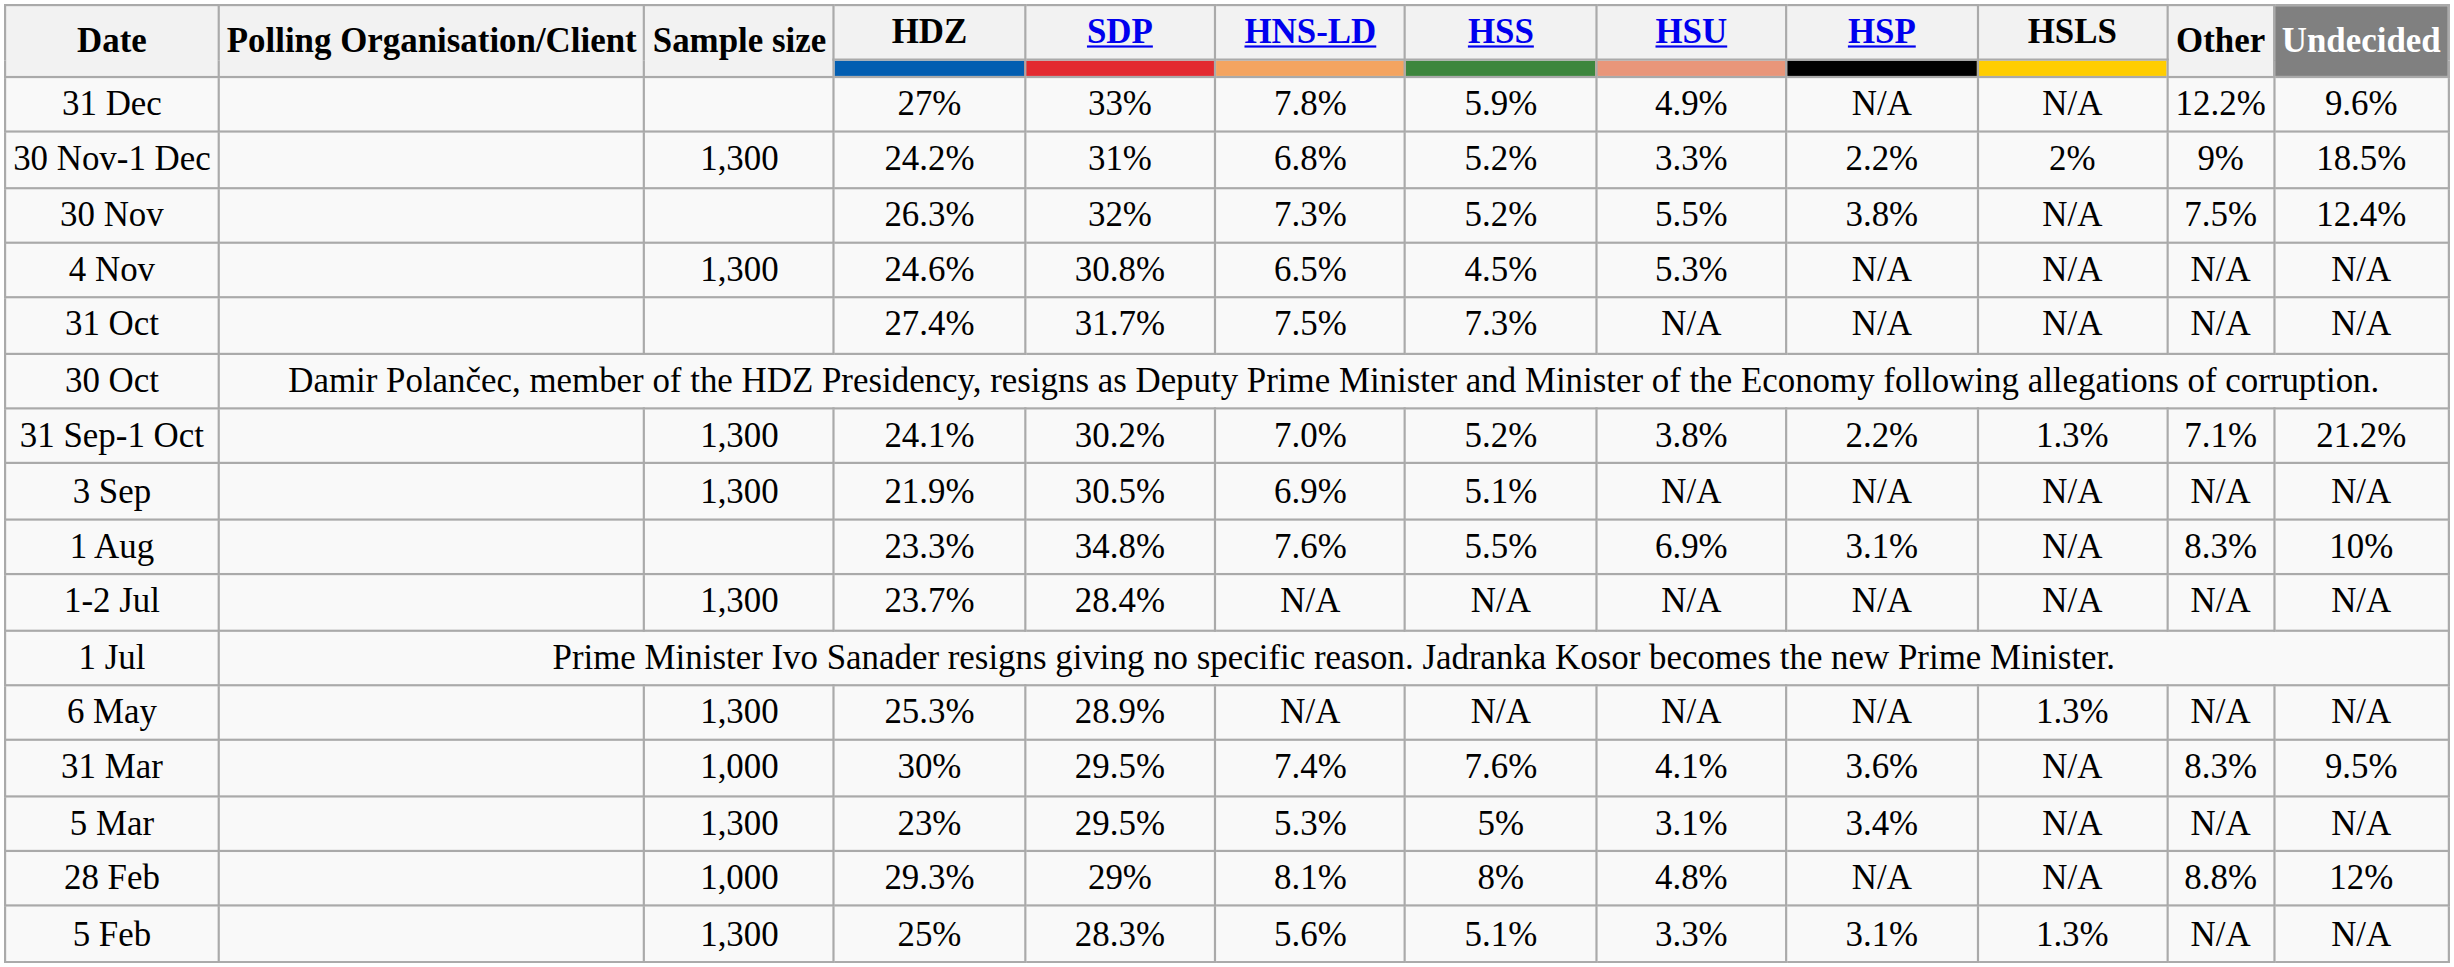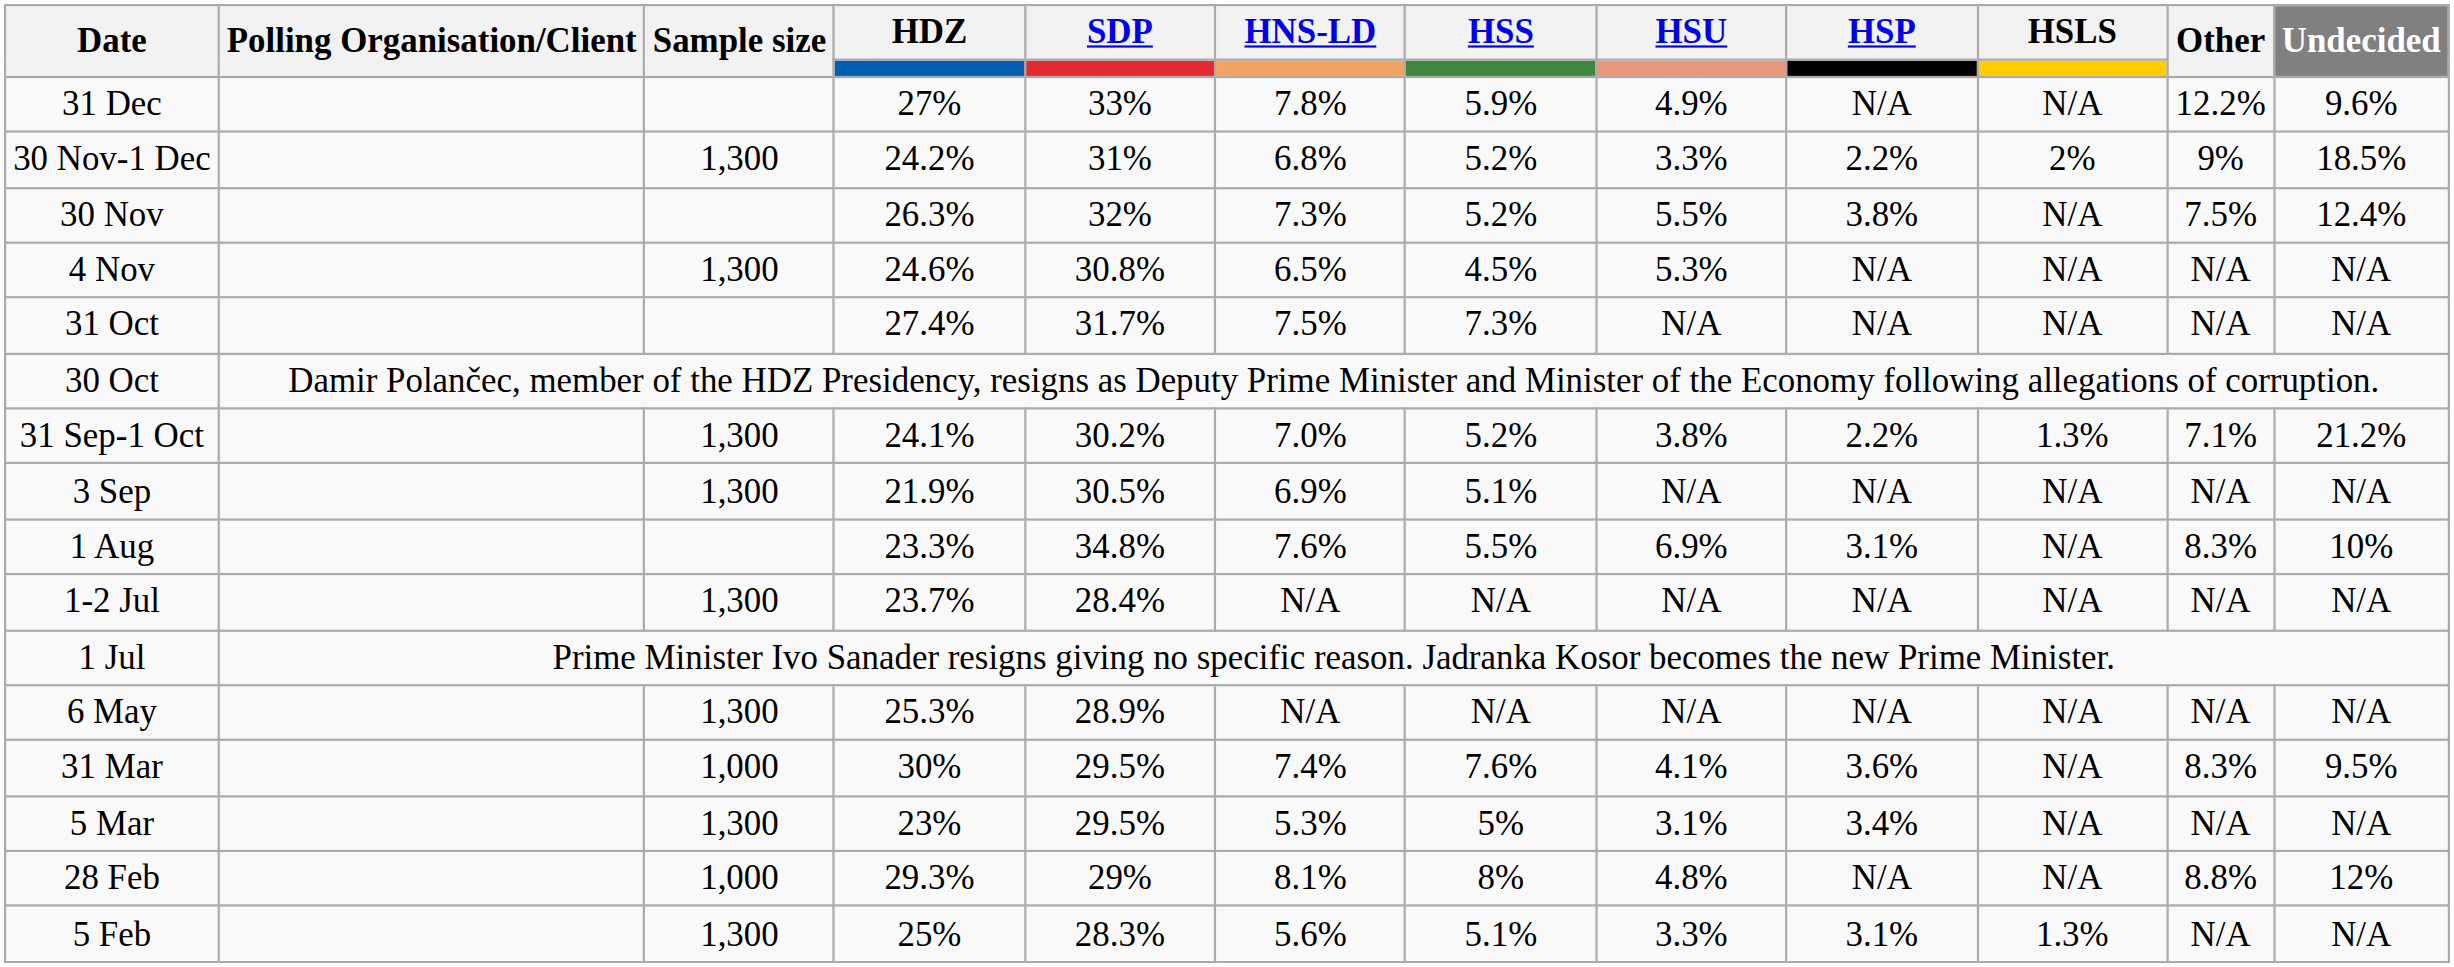(2072, 712) 1.3% -> (2072, 712) N/A
